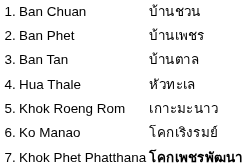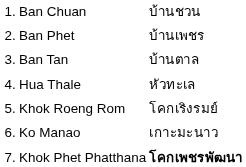(184, 108) เกาะมะนาว -> (184, 108) โคกเริงรมย์
(184, 133) โคกเริงรมย์ -> (184, 133) เกาะมะนาว
